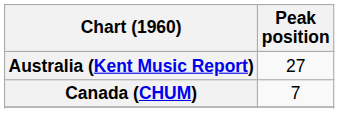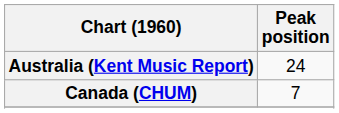(296, 65) 27 -> (296, 65) 24
